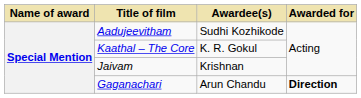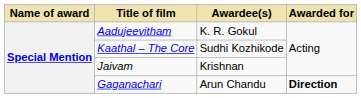(242, 31) Sudhi Kozhikode -> (228, 31) K. R. Gokul
(228, 48) K. R. Gokul -> (242, 48) Sudhi Kozhikode
